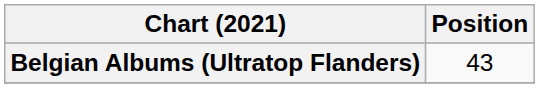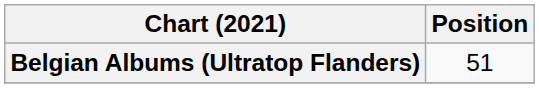(480, 62) 43 -> (480, 62) 51
